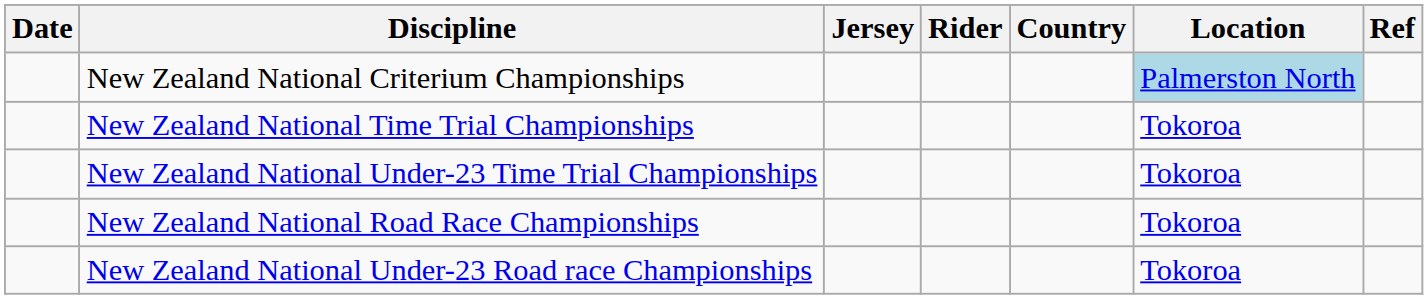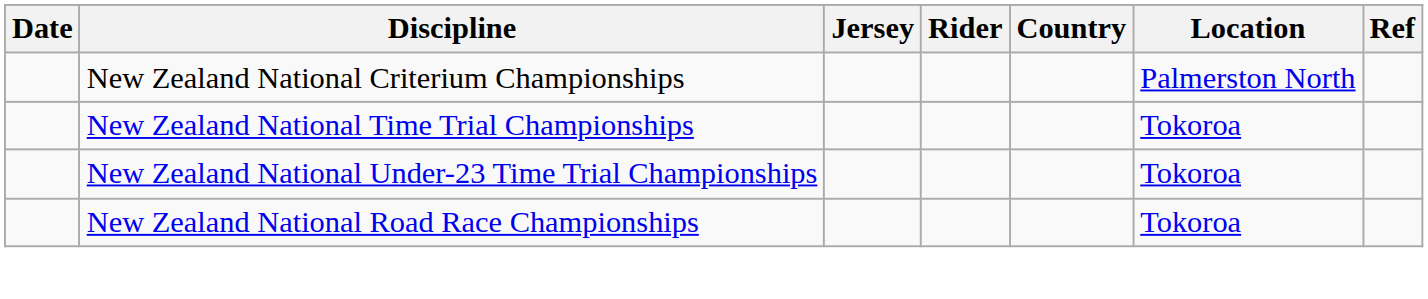(1248, 76) lightblue background -> (1248, 76) no background
- row: (449, 269)
